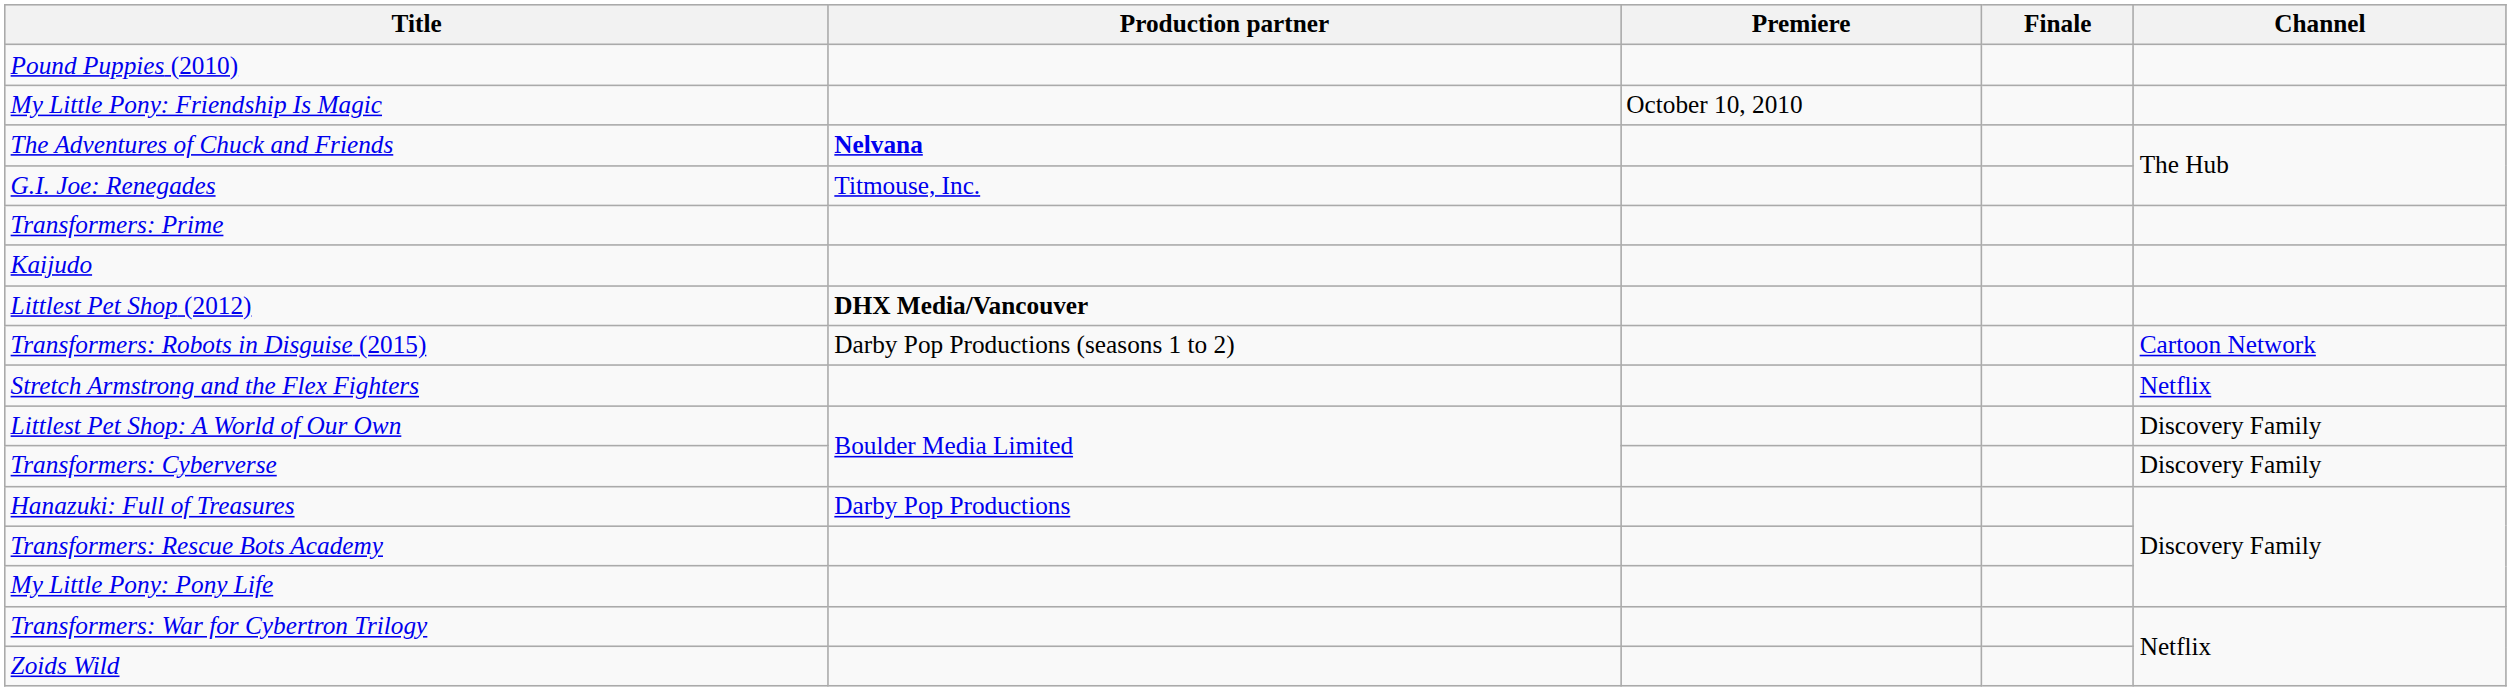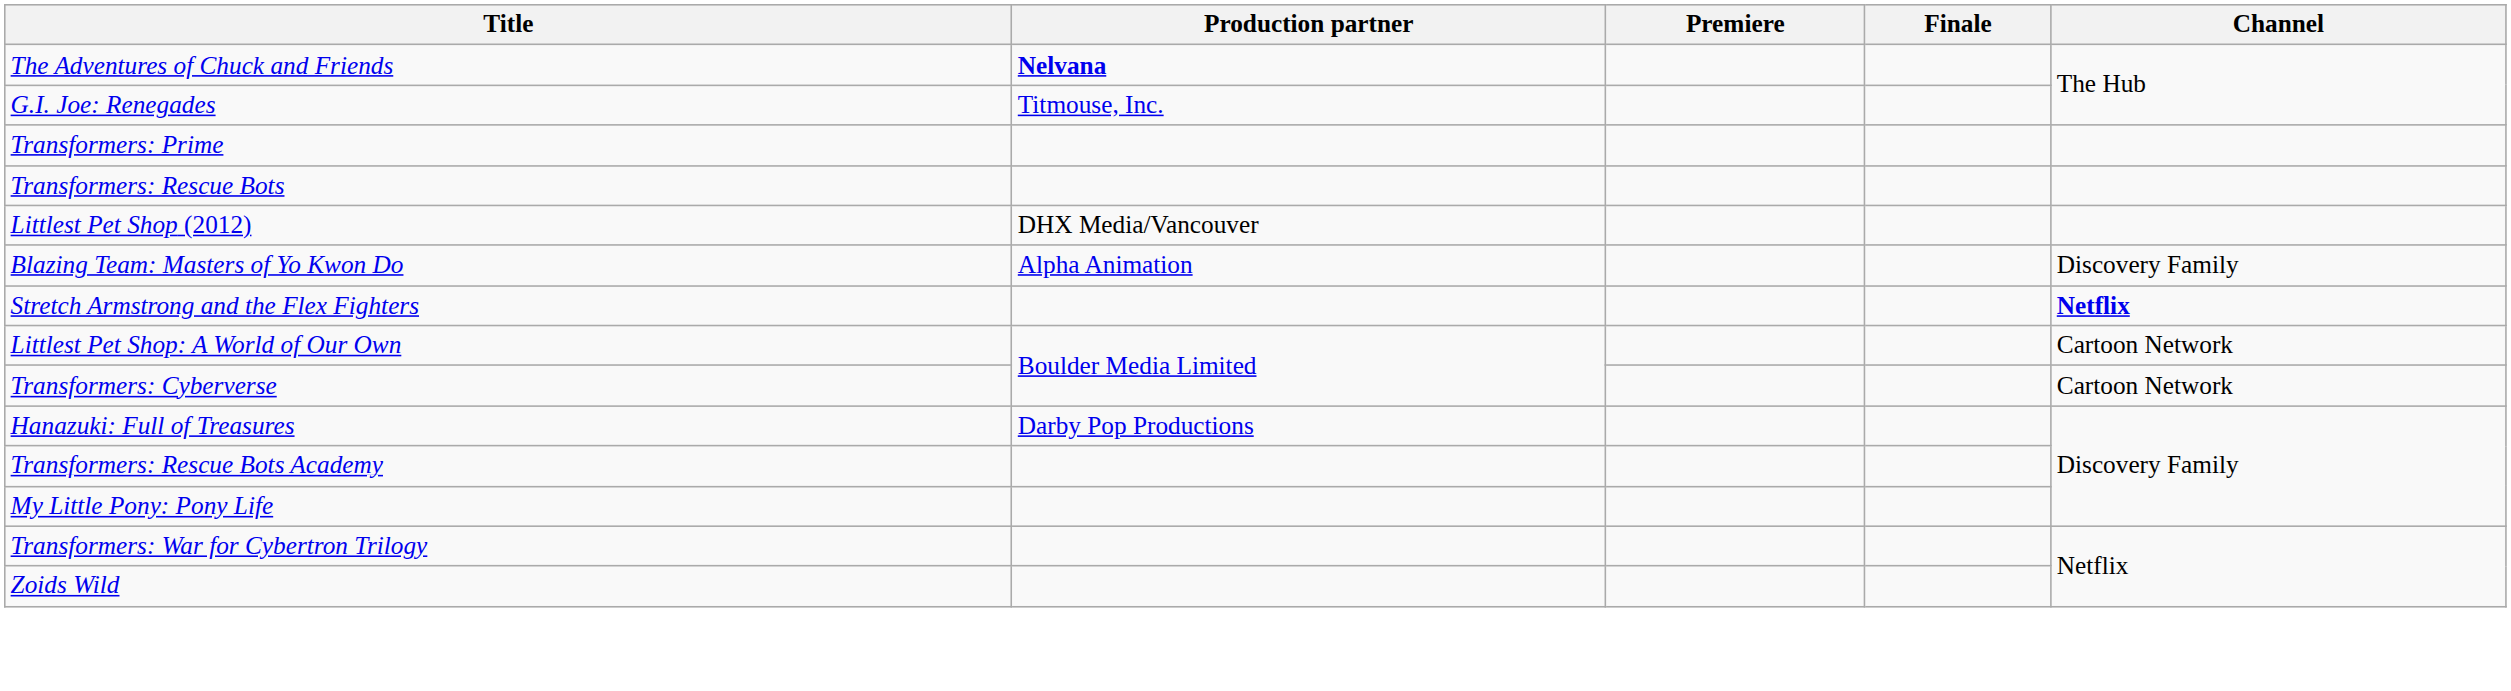- row: (124, 64)
- row: (196, 104)
+ row: (148, 184)
- row: (51, 265)
(961, 305) bold -> (1138, 225) normal
- row: (218, 345)
+ row: (207, 265)
(2175, 385) normal -> (2093, 305) bold
(2231, 425) Discovery Family -> (2145, 345) Cartoon Network
(2231, 465) Discovery Family -> (2145, 385) Cartoon Network
